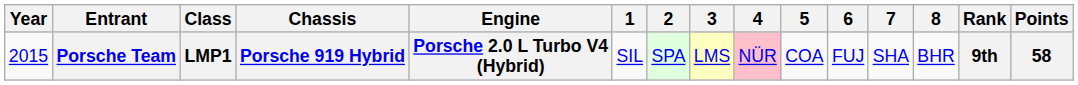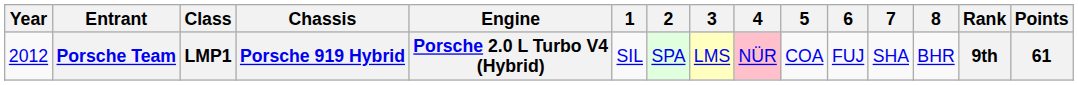(28, 56) 2015 -> (28, 56) 2012
(1042, 56) 58 -> (1042, 56) 61
